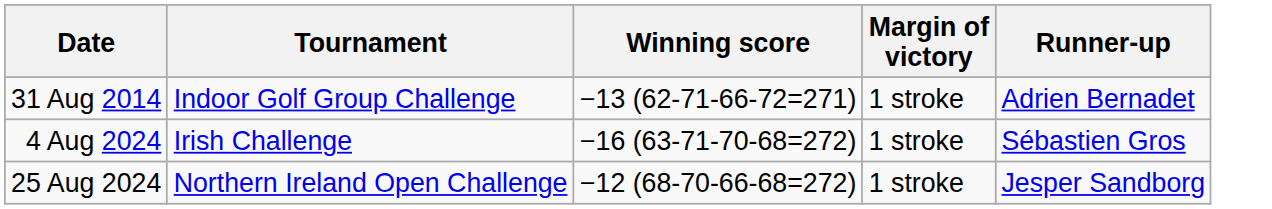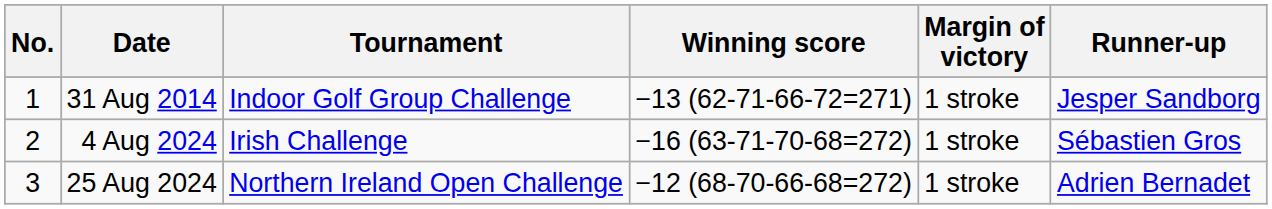+ column: (33, 41)
(1098, 99) Adrien Bernadet -> (1159, 99) Jesper Sandborg
(1103, 183) Jesper Sandborg -> (1154, 183) Adrien Bernadet
